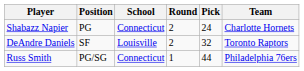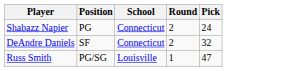- column: (261, 12)
(137, 43) Louisville -> (141, 43) Connecticut
(141, 58) Connecticut -> (137, 58) Louisville
(206, 58) 44 -> (206, 58) 47
